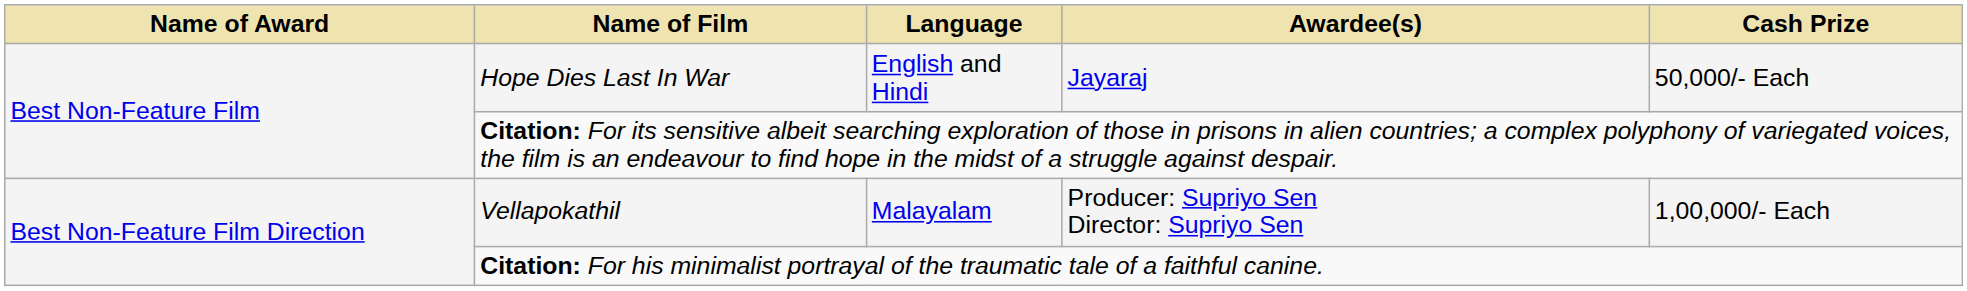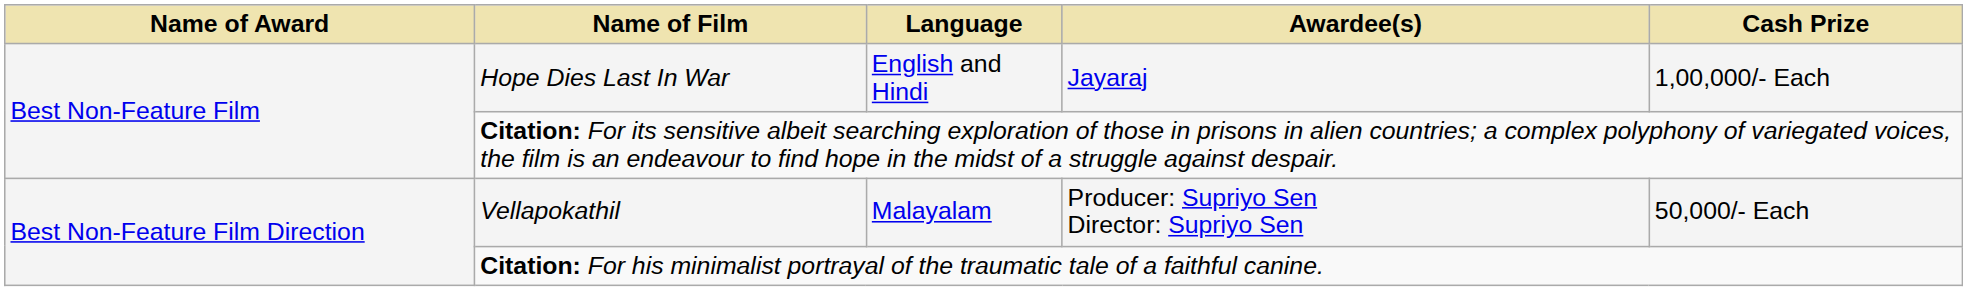(1732, 77) 50,000/- Each -> (1742, 77) 1,00,000/- Each
(1742, 211) 1,00,000/- Each -> (1732, 211) 50,000/- Each
